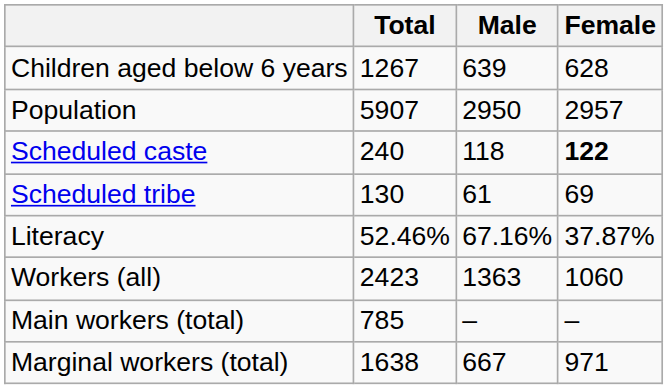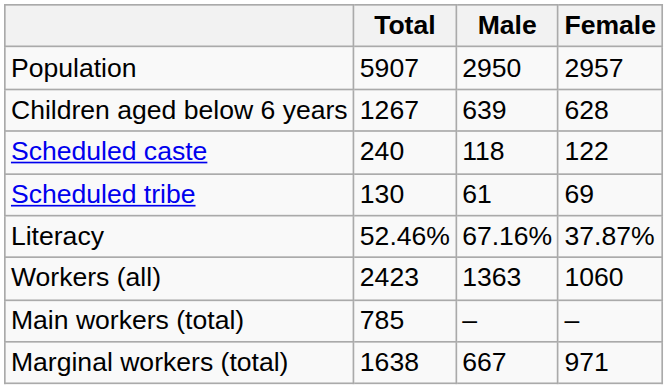rows swapped: (74, 109) <-> (179, 67)
(587, 151) bold -> (587, 151) normal
